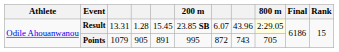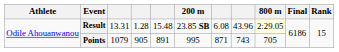(163, 26) 15.45 -> (163, 26) 15.48
(221, 26) 6.07 -> (221, 26) 6.08
(221, 41) 872 -> (221, 41) 871
